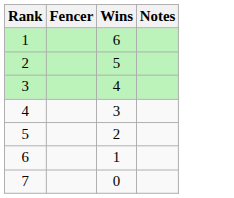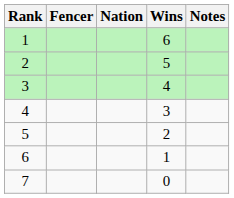+ column: (122, 16)
